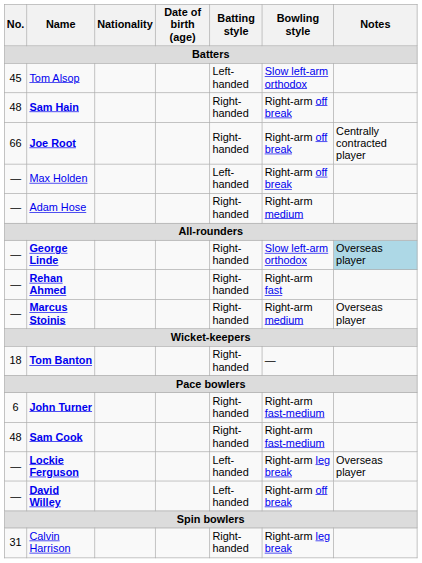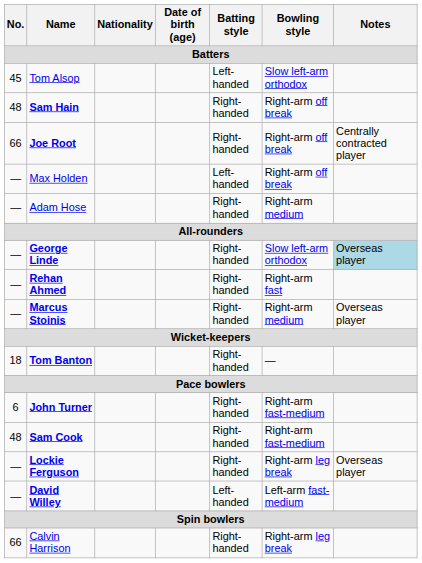(231, 466) Left-handed -> (231, 466) Right-handed
(296, 496) Right-arm off break -> (297, 496) Left-arm fast-medium
(16, 542) 31 -> (16, 542) 66
